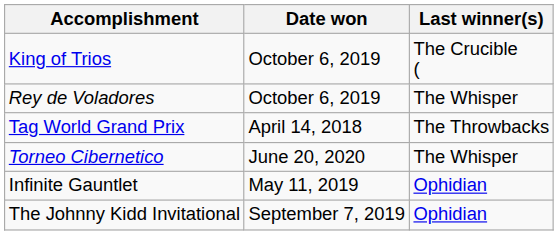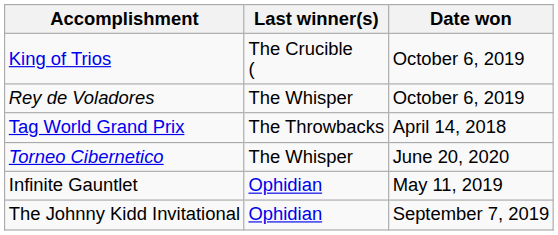columns swapped: (481, 19) <-> (327, 19)
